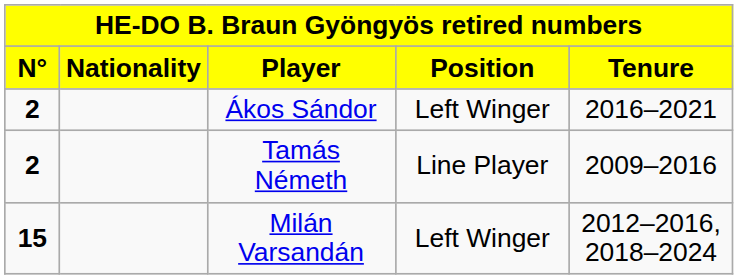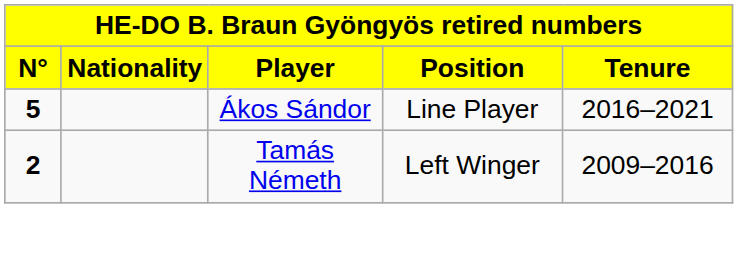(32, 109) 2 -> (33, 109) 5
(482, 109) Left Winger -> (472, 109) Line Player
(482, 165) Line Player -> (472, 165) Left Winger
- row: (301, 237)
